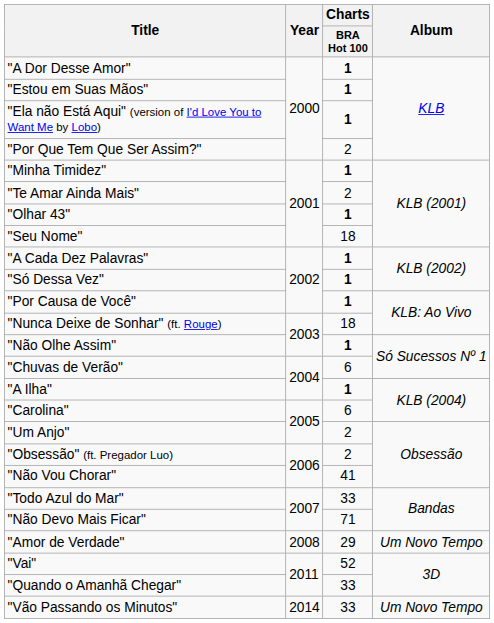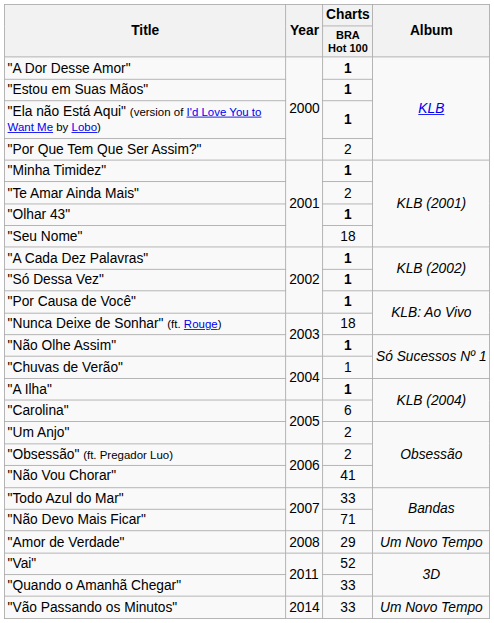(348, 367) 6 -> (348, 367) 1
